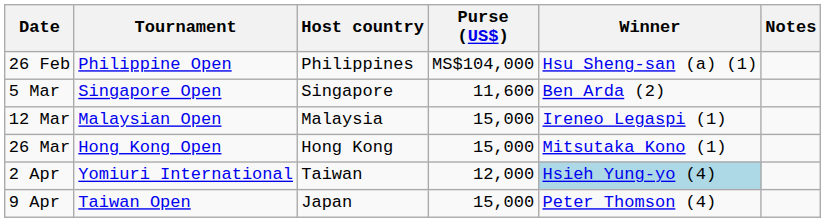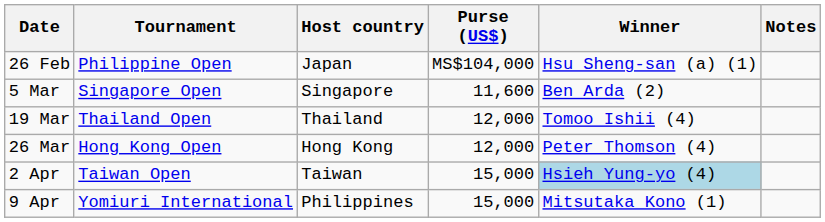(357, 66) Philippines -> (327, 66) Japan
- row: (39, 121)
+ row: (39, 121)
(504, 148) 15,000 -> (504, 148) 12,000
(634, 148) Mitsutaka Kono (1) -> (629, 148) Peter Thomson (4)
(186, 176) Yomiuri International -> (135, 176) Taiwan Open
(504, 176) 12,000 -> (504, 176) 15,000
(135, 203) Taiwan Open -> (186, 203) Yomiuri International
(327, 203) Japan -> (357, 203) Philippines
(629, 203) Peter Thomson (4) -> (634, 203) Mitsutaka Kono (1)
